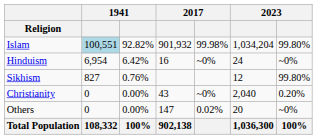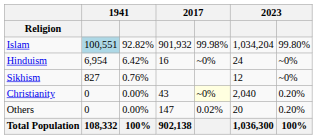(294, 77) 99.80% -> (288, 77) ~0%
(206, 93) no background -> (206, 93) lightyellow background
(288, 110) ~0% -> (292, 110) 0.20%
